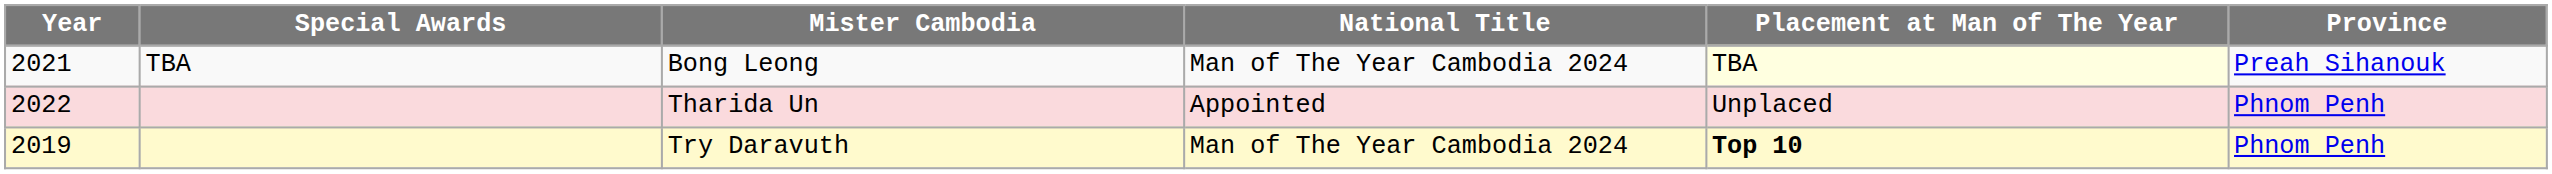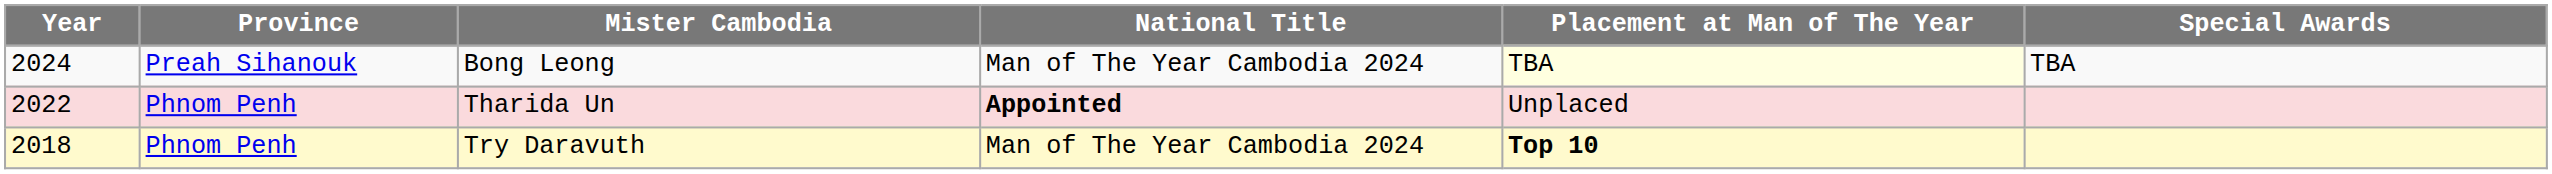columns swapped: (2387, 26) <-> (401, 26)
(41, 66) 2021 -> (41, 66) 2024
(1258, 107) normal -> (1054, 107) bold
(41, 148) 2019 -> (41, 148) 2018
